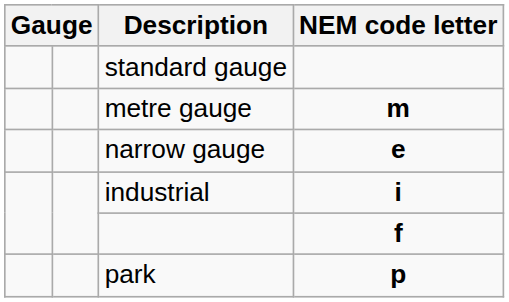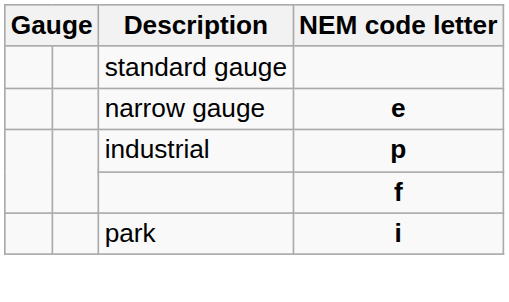- row: (178, 108)
(398, 191) i -> (398, 150) p
(398, 274) p -> (398, 233) i
